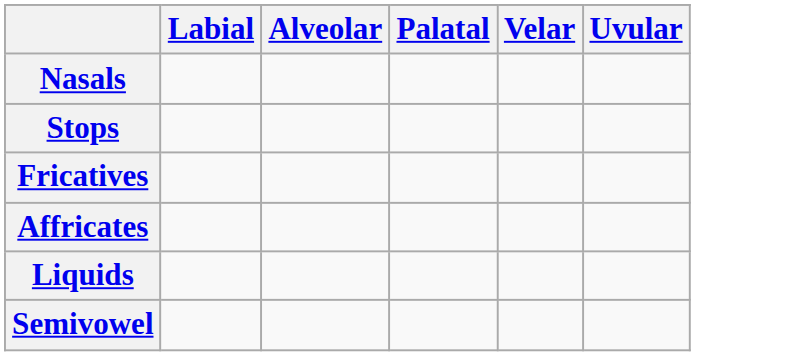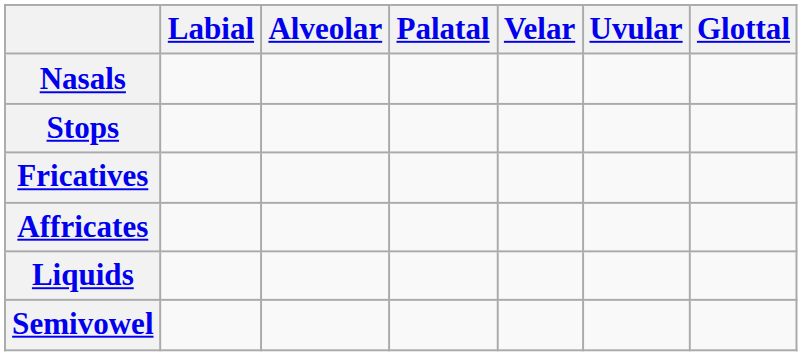+ column: (743, 29)
